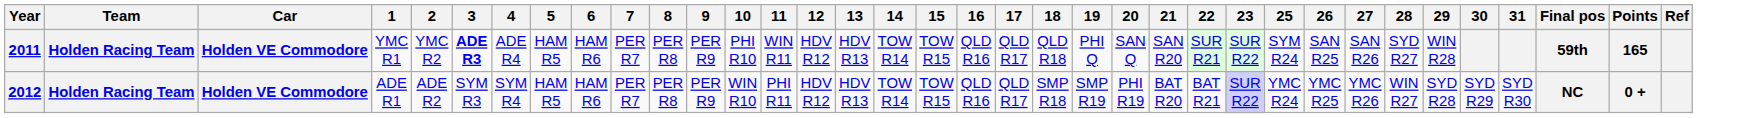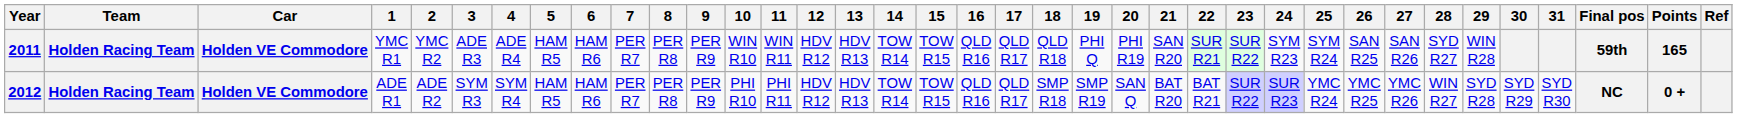+ column: (1284, 17)
(472, 50) bold -> (472, 50) normal
(743, 50) PHI R10 -> (743, 50) WIN R10
(1131, 50) SAN Q -> (1131, 50) PHI R19
(743, 92) WIN R10 -> (743, 92) PHI R10
(1131, 92) PHI R19 -> (1131, 92) SAN Q
